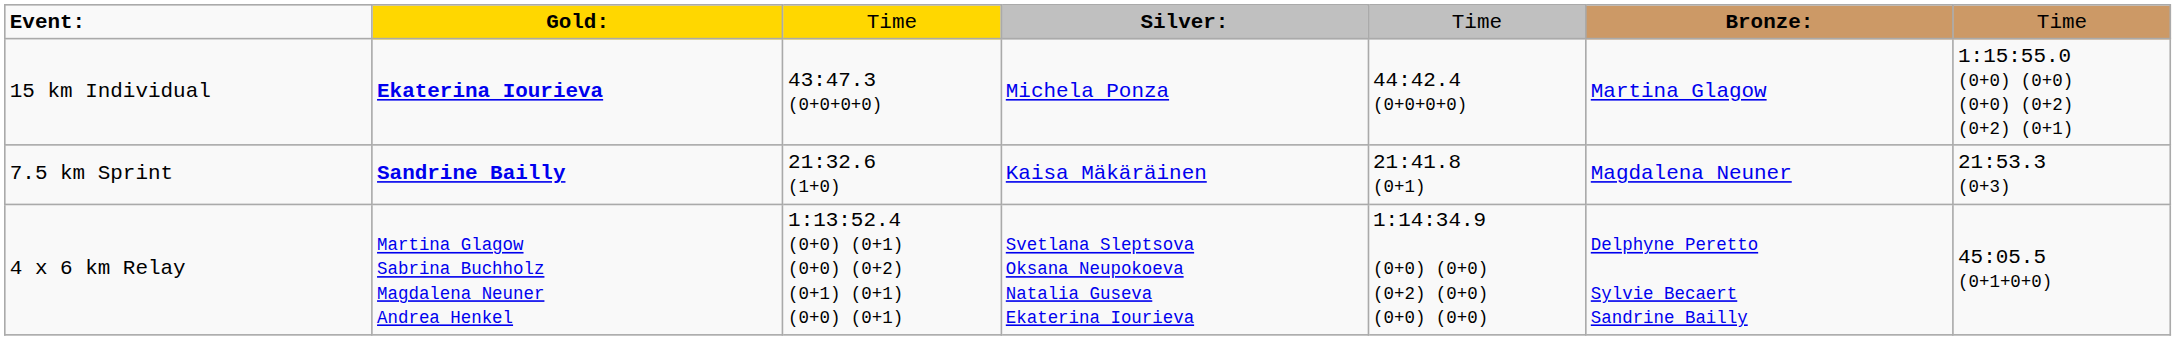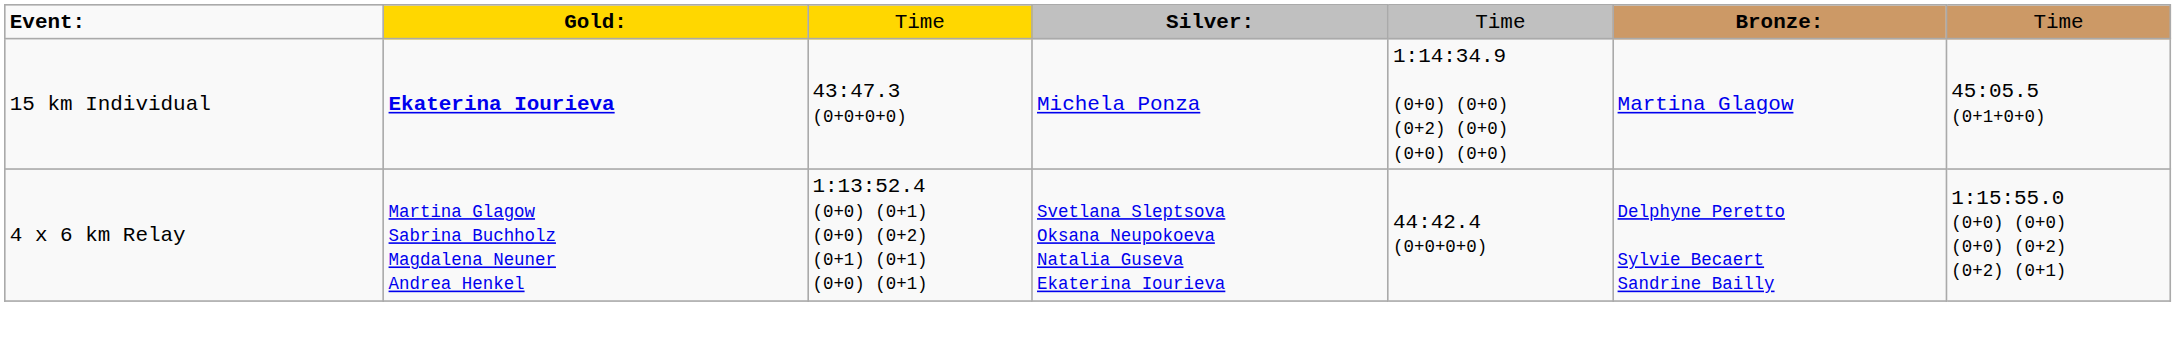(1420, 91) 44:42.4 (0+0+0+0) -> (1451, 103) 1:14:34.9 (0+0) (0+0) (0+2) (0+0) (0+0) (0+0)
(2016, 91) 1:15:55.0 (0+0) (0+0) (0+0) (0+2) (0+2) (0+1) -> (1998, 103) 45:05.5 (0+1+0+0)
- row: (91, 175)
(1431, 268) 1:14:34.9 (0+0) (0+0) (0+2) (0+0) (0+0) (0+0) -> (1440, 234) 44:42.4 (0+0+0+0)
(2005, 268) 45:05.5 (0+1+0+0) -> (2009, 234) 1:15:55.0 (0+0) (0+0) (0+0) (0+2) (0+2) (0+1)
